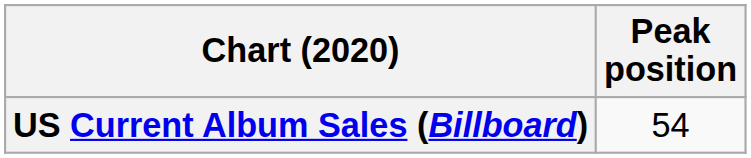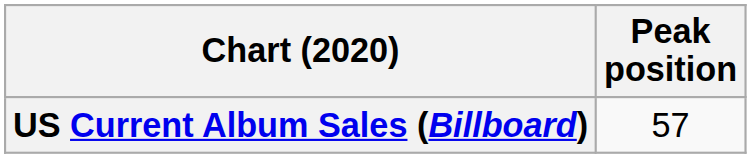(671, 124) 54 -> (671, 124) 57
